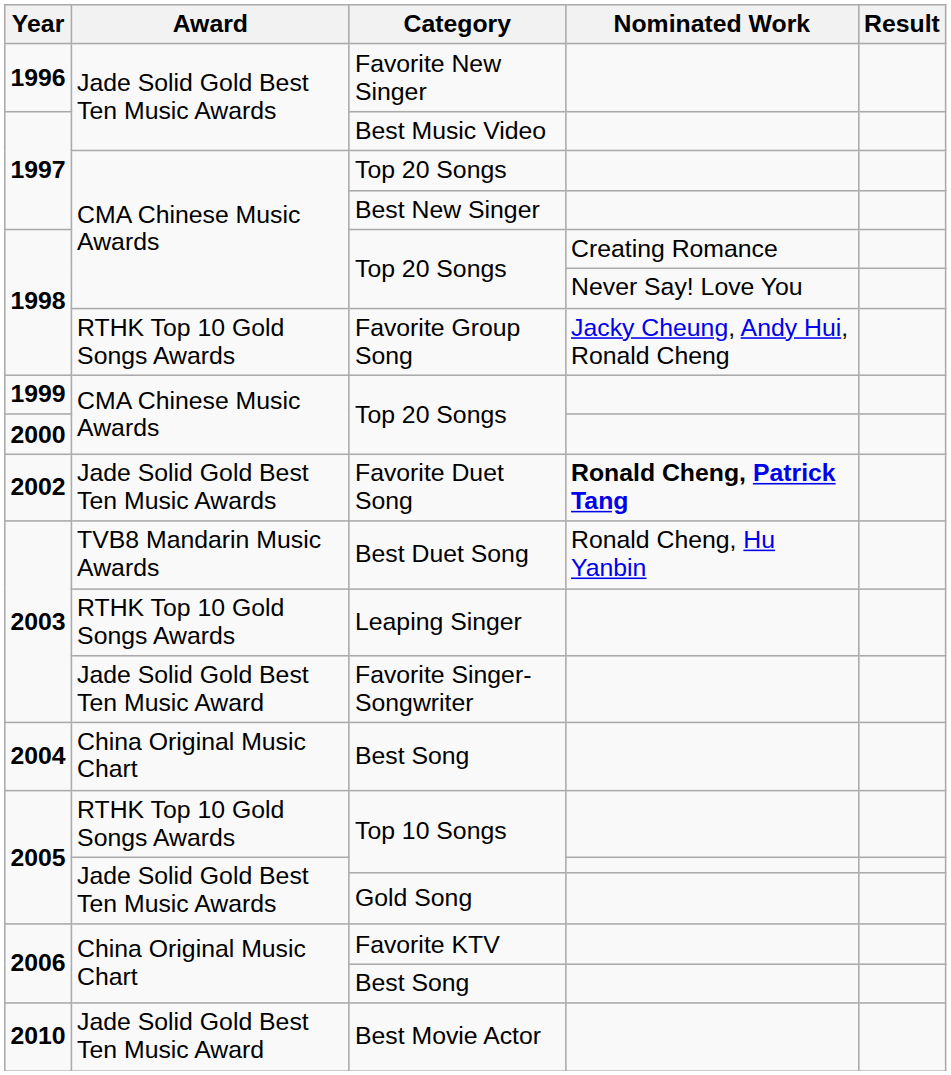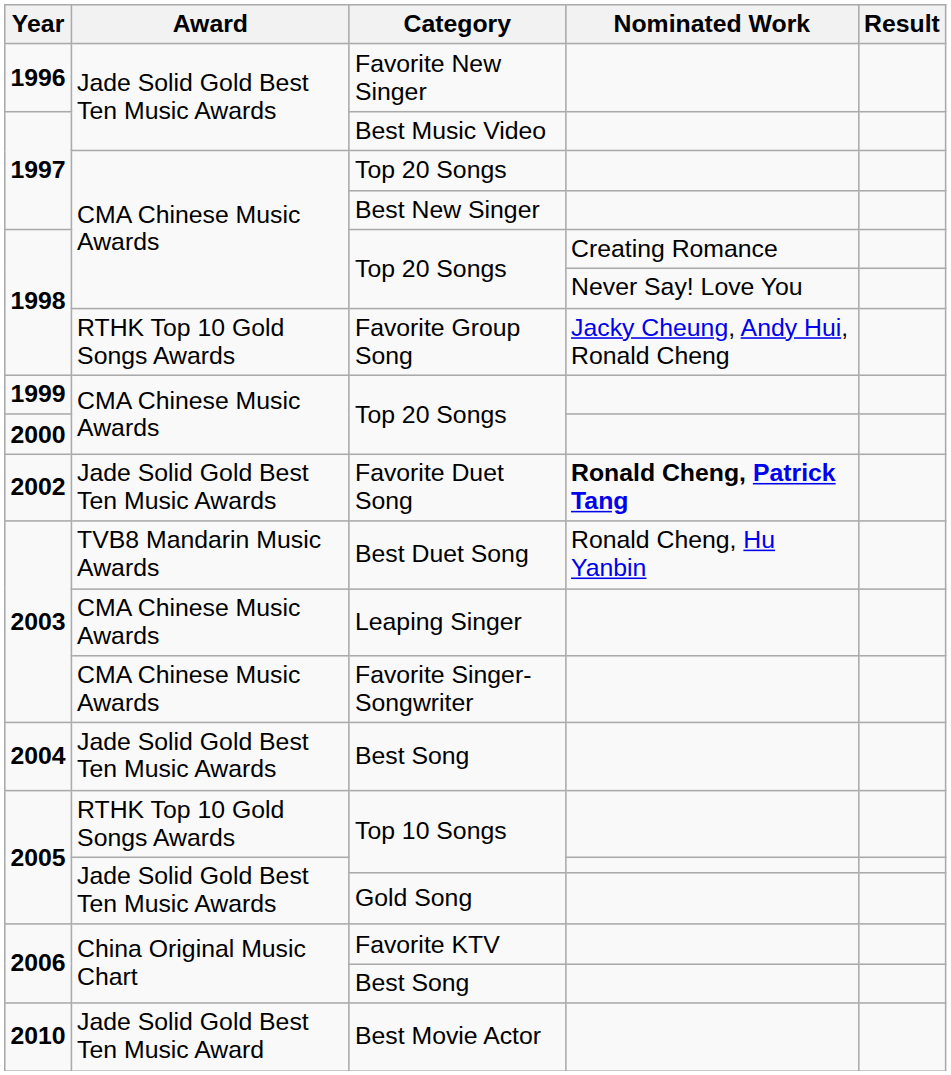(181, 621) RTHK Top 10 Gold Songs Awards -> (189, 621) CMA Chinese Music Awards
(193, 688) Jade Solid Gold Best Ten Music Award -> (189, 688) CMA Chinese Music Awards
(191, 756) China Original Music Chart -> (193, 756) Jade Solid Gold Best Ten Music Awards
